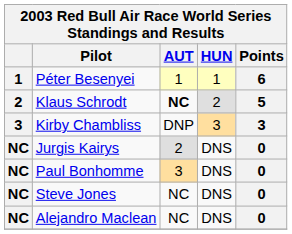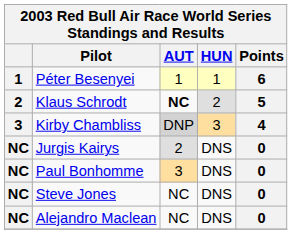(179, 125) no background -> (179, 125) lightgrey background
(261, 125) 3 -> (261, 125) 4
